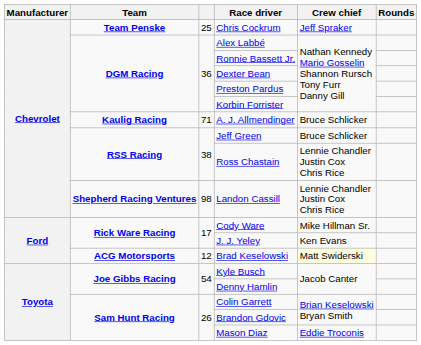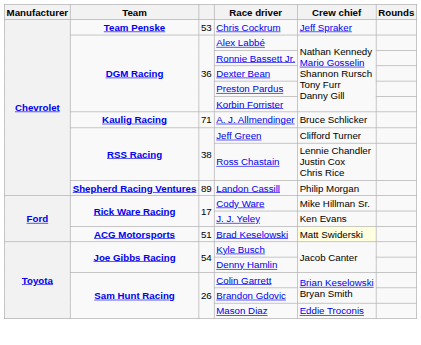(206, 28) 25 -> (206, 28) 53
(333, 135) Bruce Schlicker -> (330, 135) Clifford Turner
(206, 199) 98 -> (206, 188) 89
(335, 199) Lennie Chandler Justin Cox Chris Rice -> (329, 188) Philip Morgan
(206, 256) 12 -> (206, 234) 51
